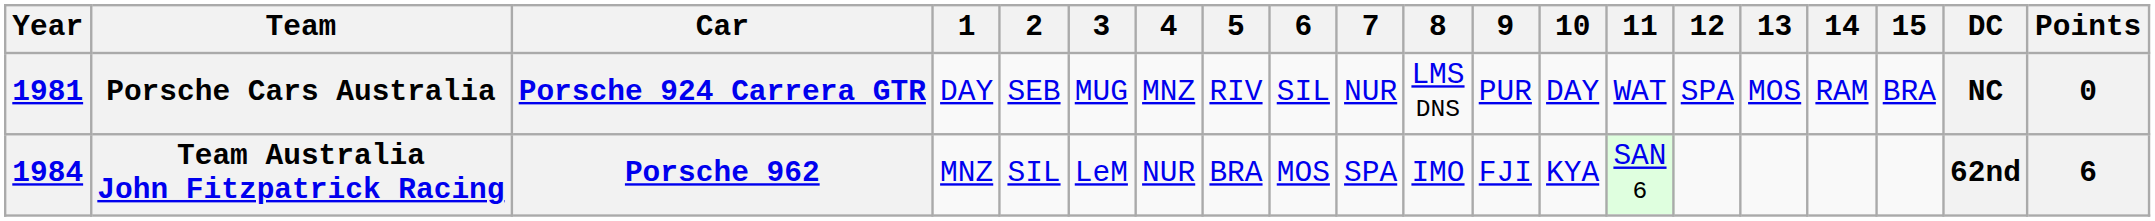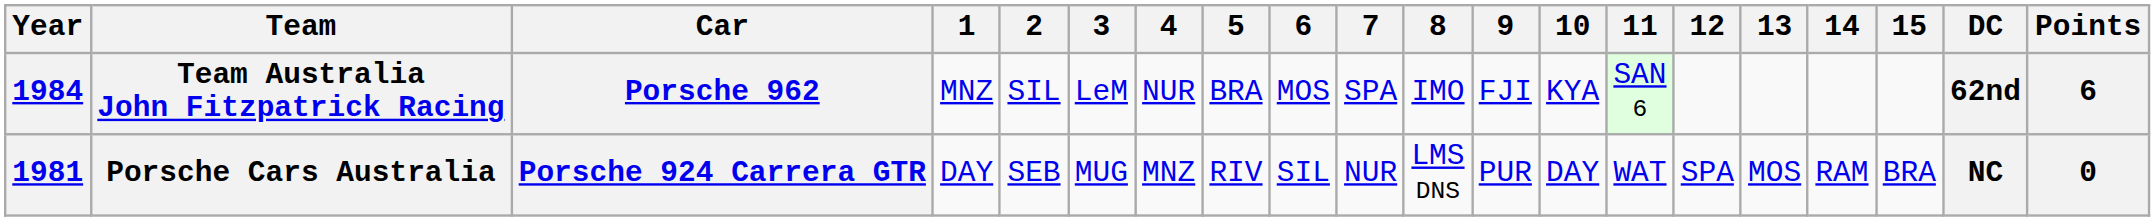rows swapped: (301, 94) <-> (301, 175)
